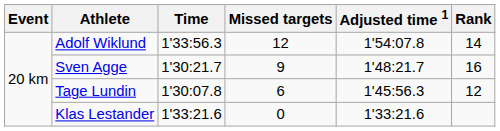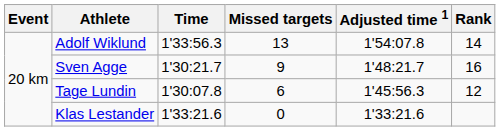(281, 44) 12 -> (281, 44) 13
